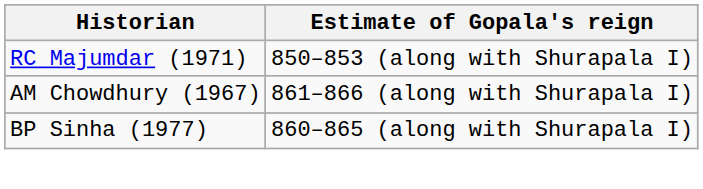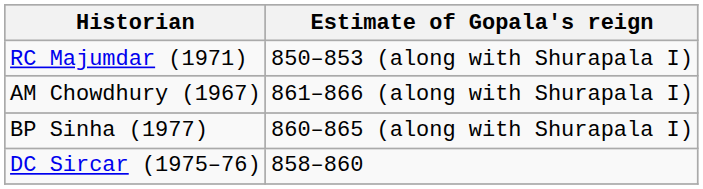+ row: (135, 166)
